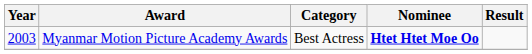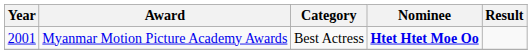(22, 37) 2003 -> (22, 37) 2001
